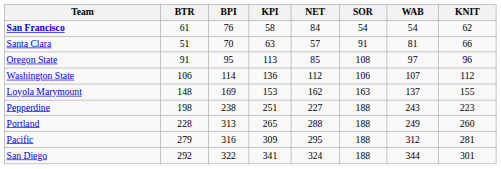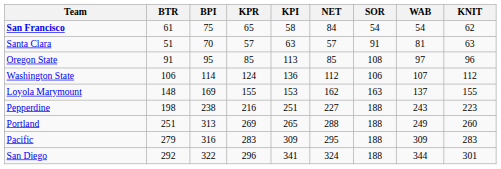+ column: (249, 12)
(229, 28) 76 -> (208, 28) 75
(467, 44) 66 -> (470, 44) 63
(185, 124) 228 -> (168, 124) 251
(413, 140) 312 -> (420, 140) 309
(467, 140) 281 -> (470, 140) 283
